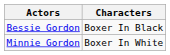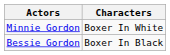rows swapped: (43, 27) <-> (43, 42)
